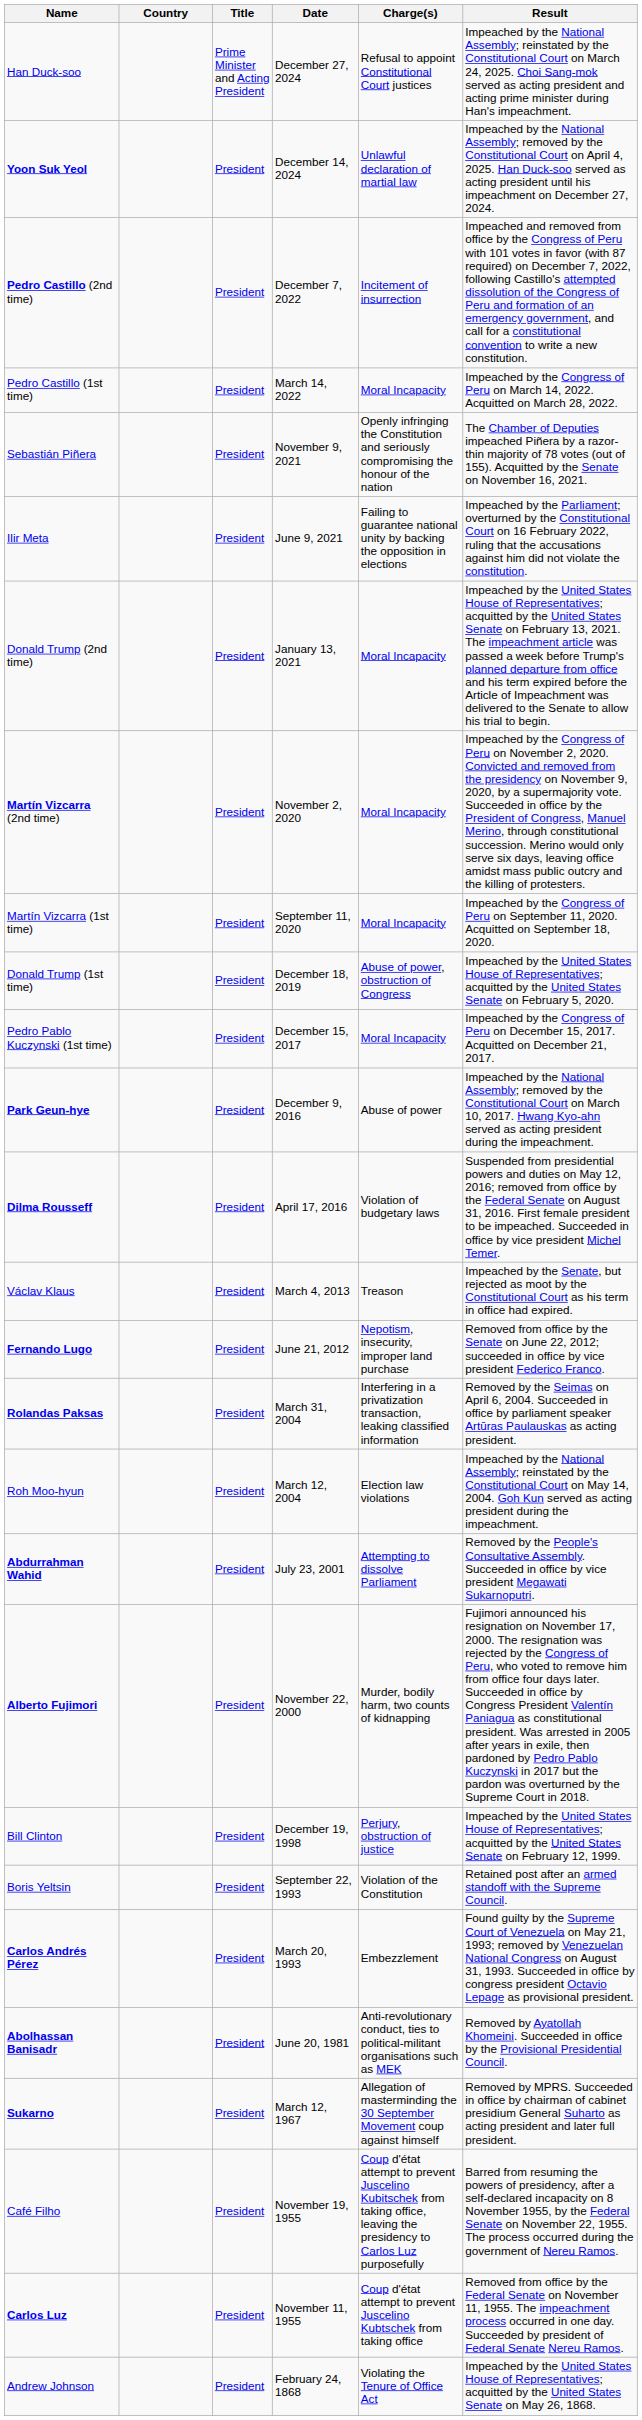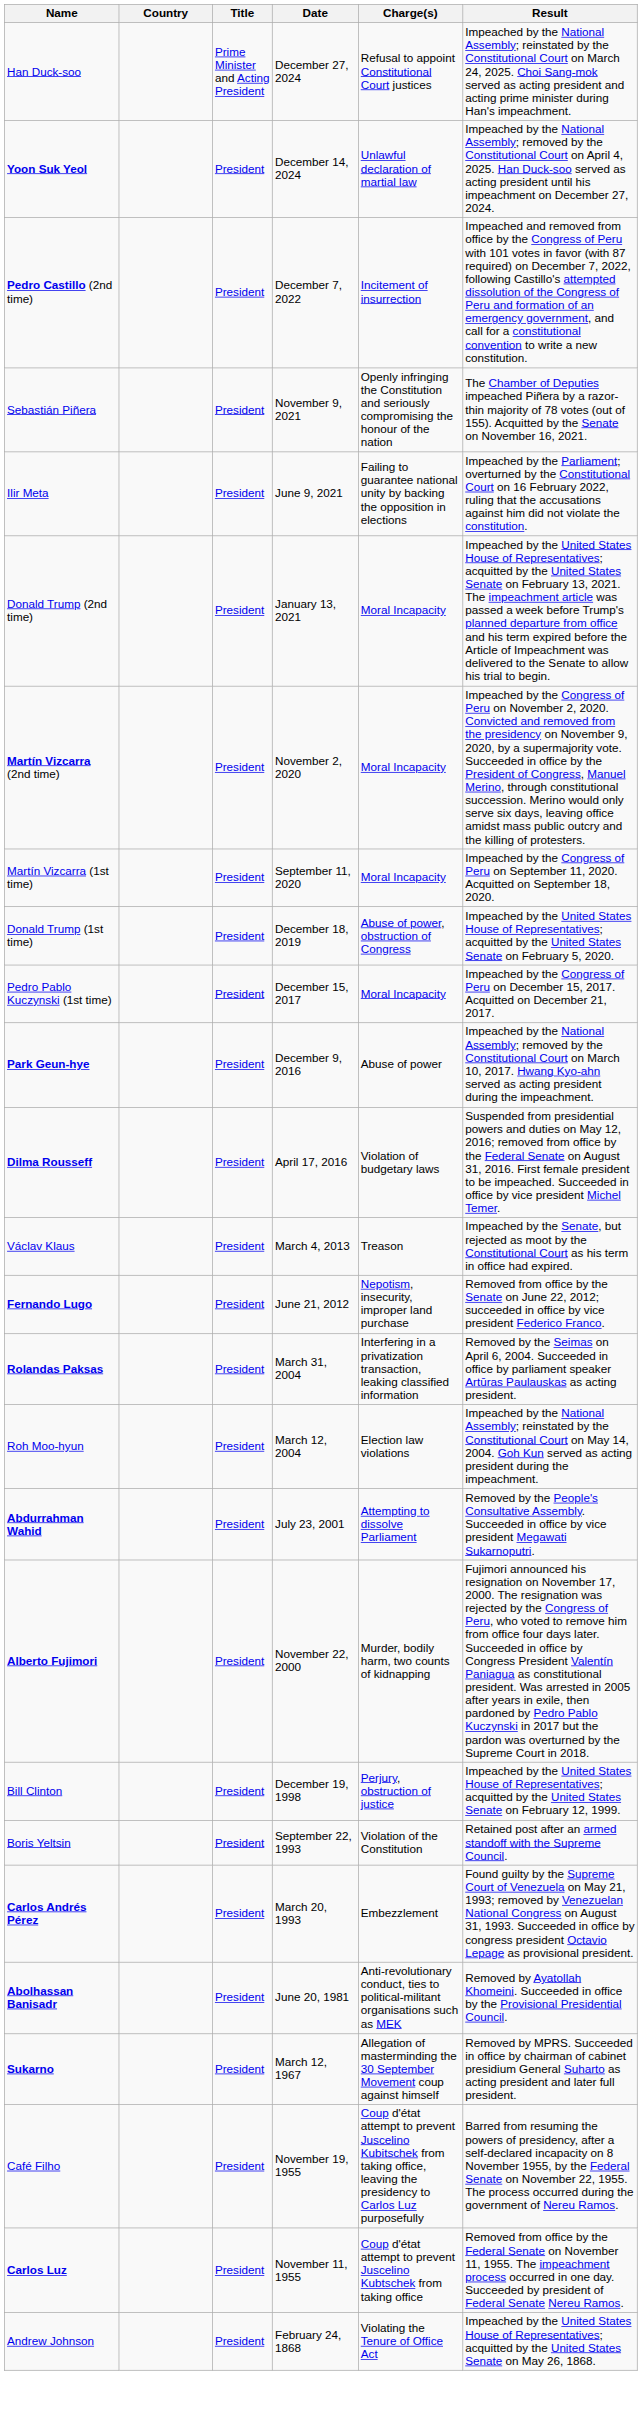- row: (55, 390)
